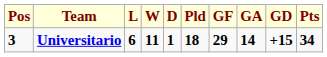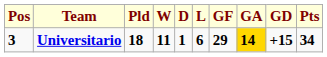columns swapped: (195, 16) <-> (133, 16)
(248, 39) no background -> (248, 39) gold background
